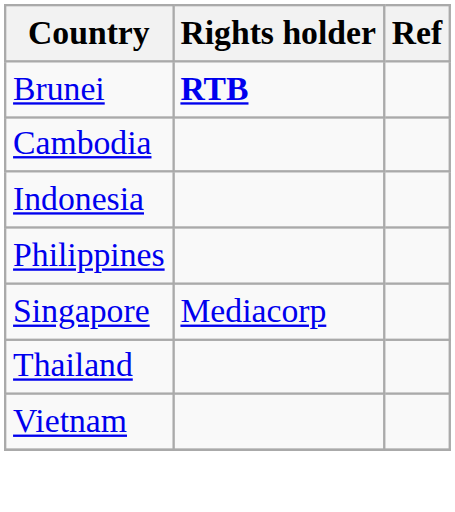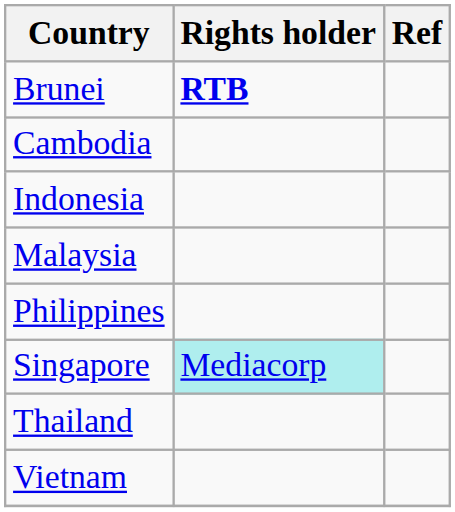+ row: (75, 254)
(253, 310) no background -> (253, 366) paleturquoise background
